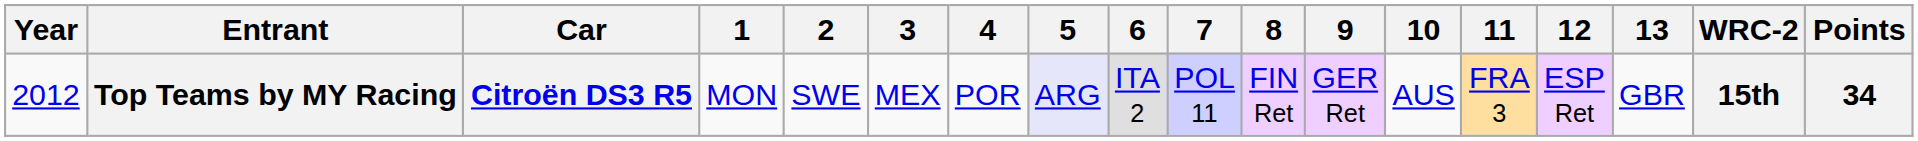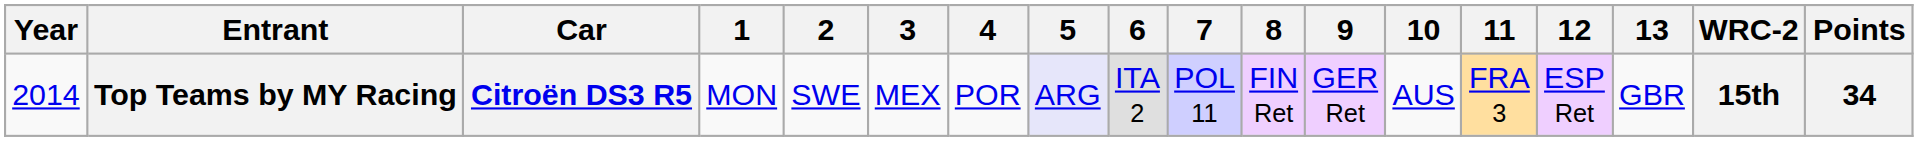(46, 94) 2012 -> (46, 94) 2014
